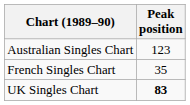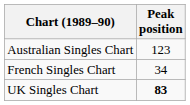(161, 69) 35 -> (161, 69) 34
